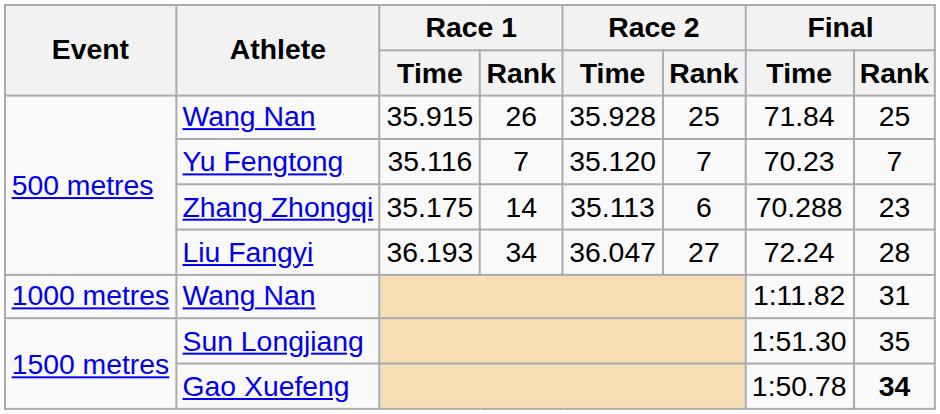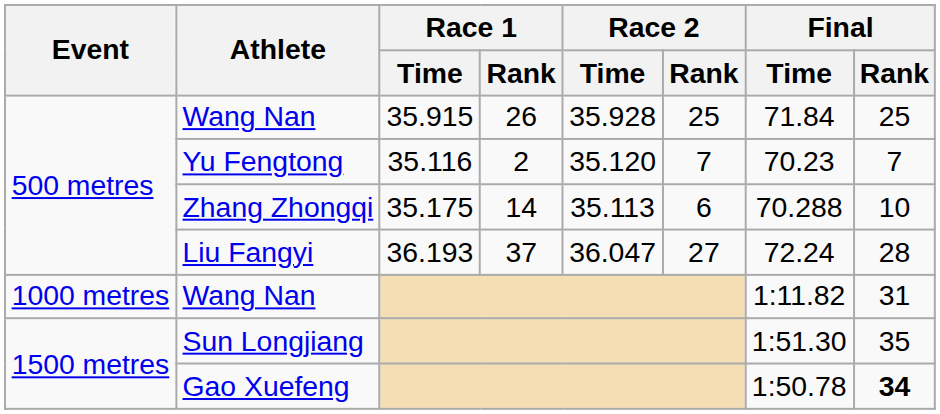(521, 162) 7 -> (521, 162) 2
(894, 207) 23 -> (894, 207) 10
(521, 252) 34 -> (521, 252) 37
